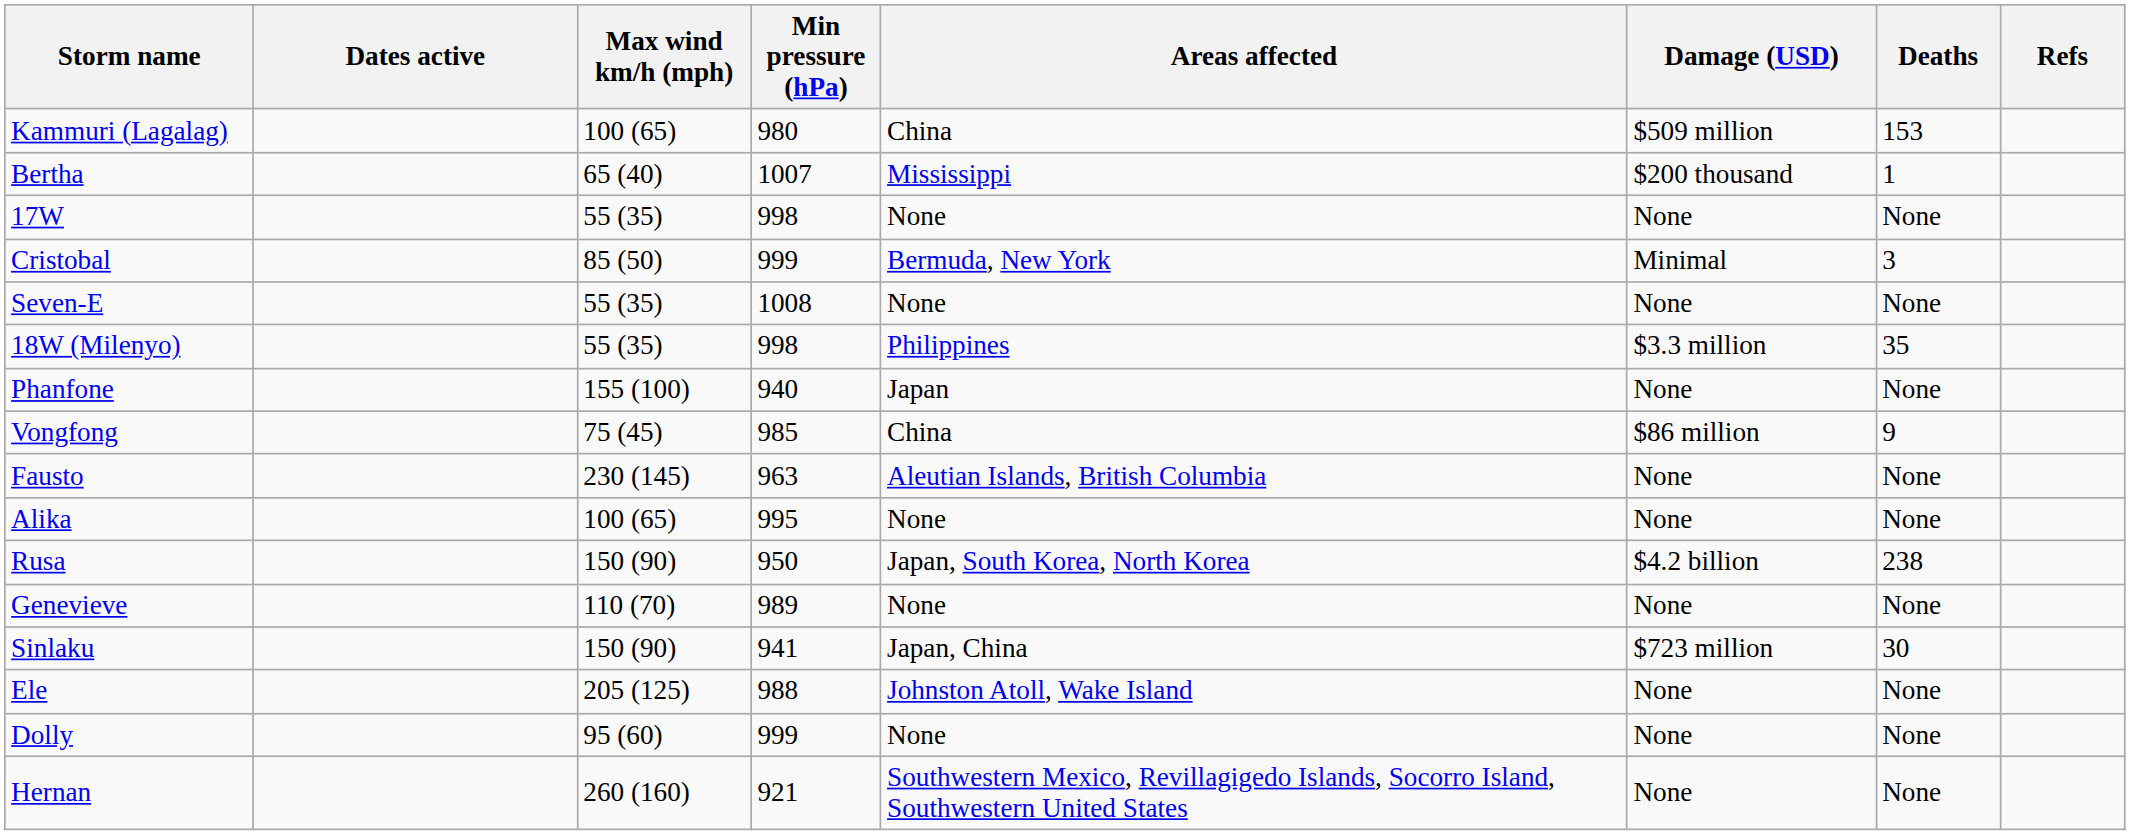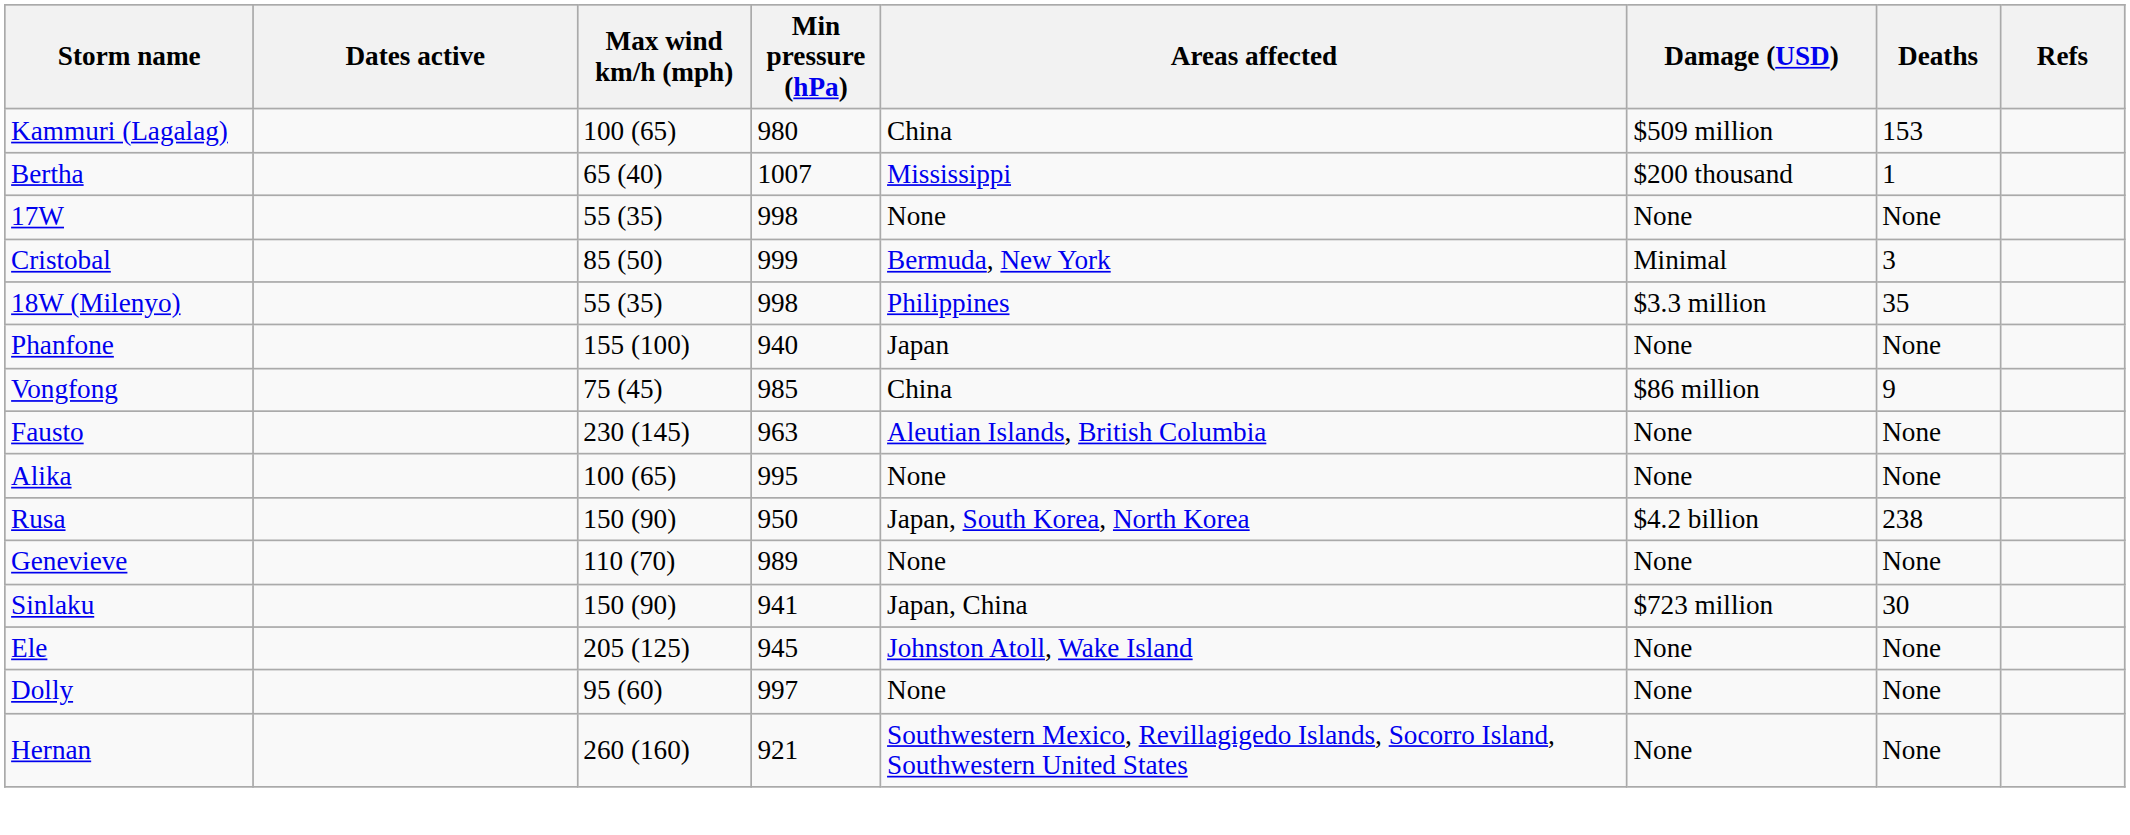- row: (57, 302)
(778, 691) 988 -> (778, 648) 945
(778, 734) 999 -> (778, 691) 997
